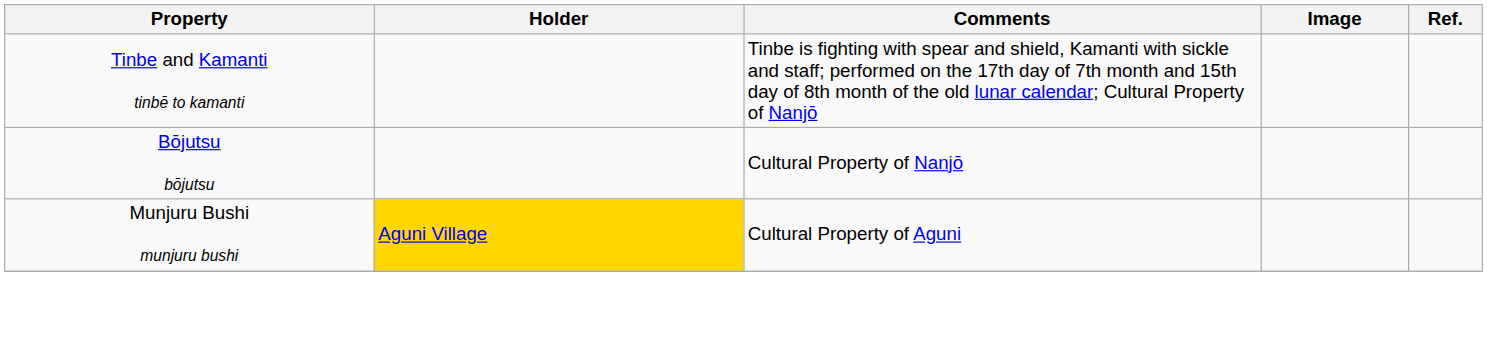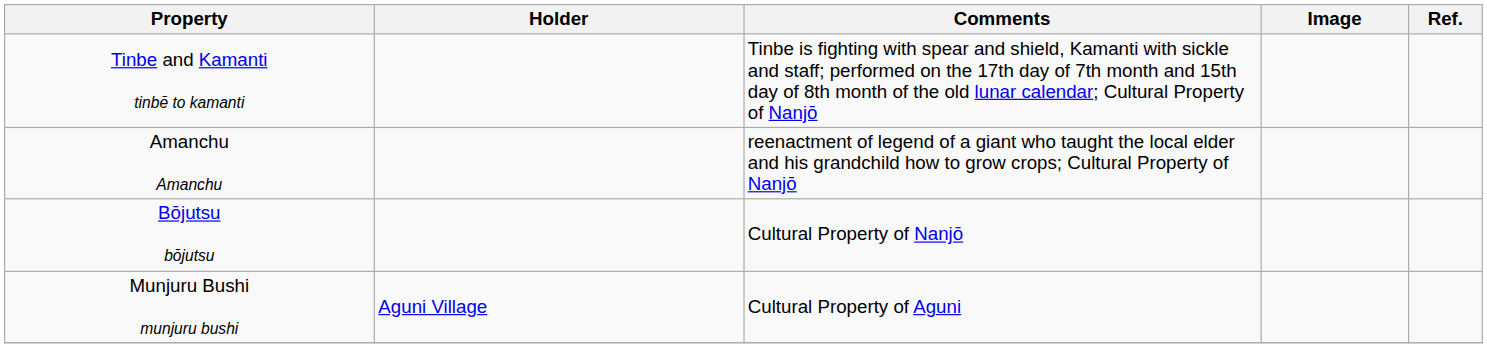+ row: (189, 162)
(433, 234) gold background -> (433, 306) no background
